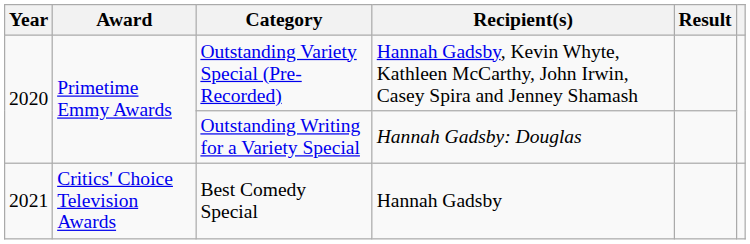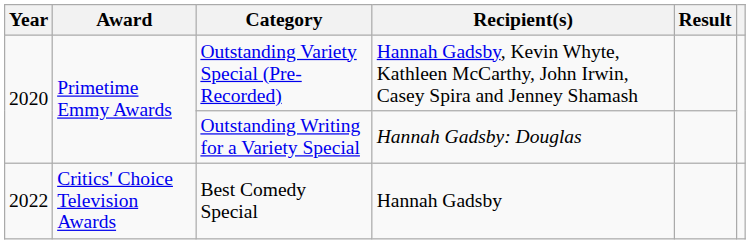(29, 200) 2021 -> (29, 200) 2022
